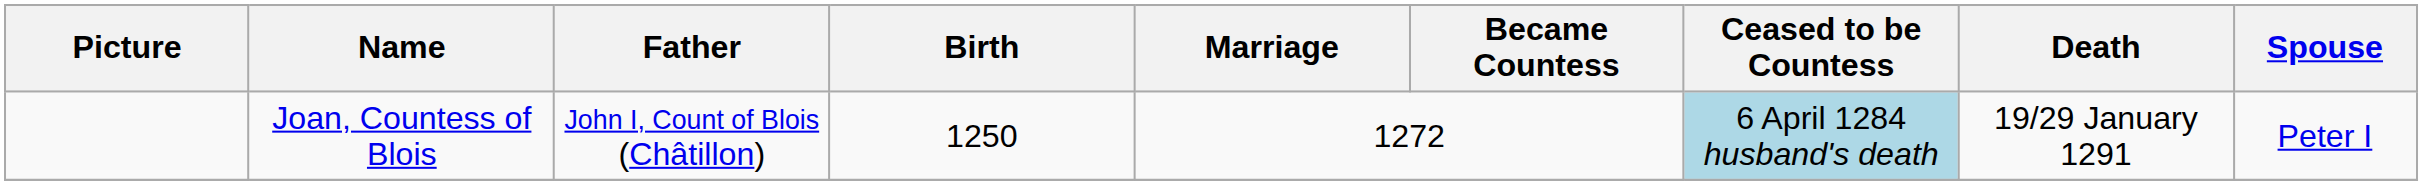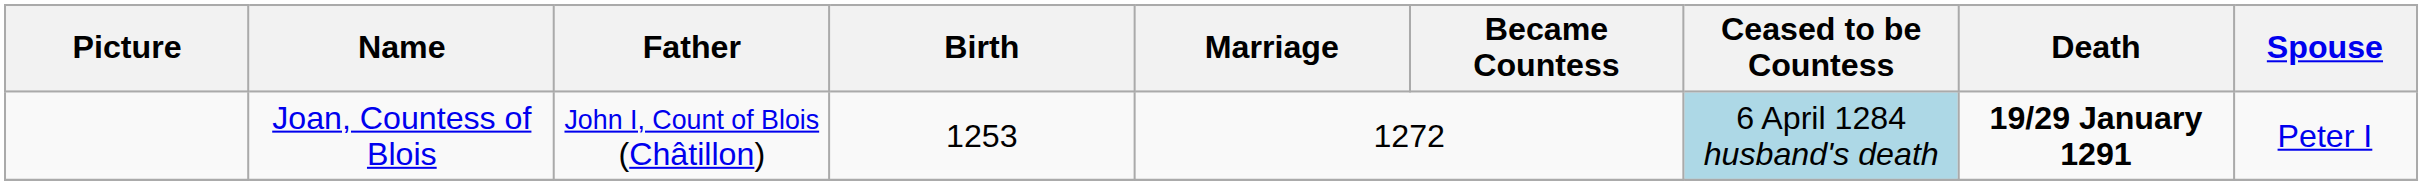(982, 135) 1250 -> (982, 135) 1253
(2096, 135) normal -> (2096, 135) bold
